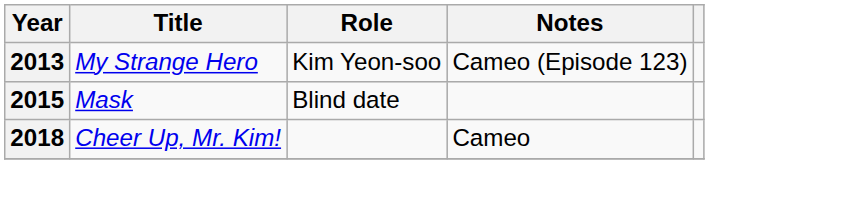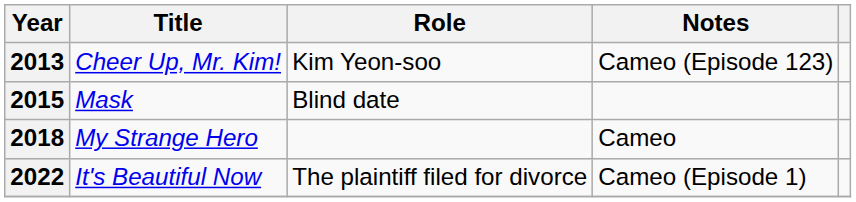(167, 61) My Strange Hero -> (178, 61) Cheer Up, Mr. Kim!
(178, 138) Cheer Up, Mr. Kim! -> (167, 138) My Strange Hero
+ row: (37, 176)
